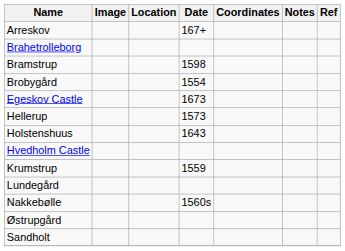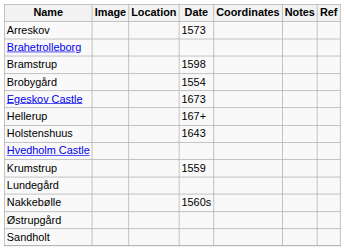(194, 30) 167+ -> (194, 30) 1573
(194, 116) 1573 -> (194, 116) 167+
